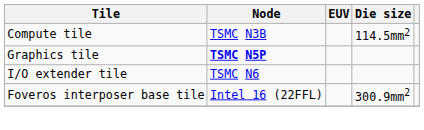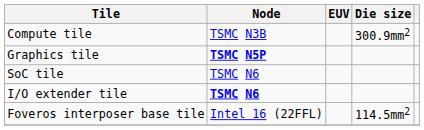(383, 35) 114.5mm2 -> (383, 35) 300.9mm2
+ row: (35, 74)
(235, 74) normal -> (235, 93) bold
(383, 95) 300.9mm2 -> (383, 114) 114.5mm2
